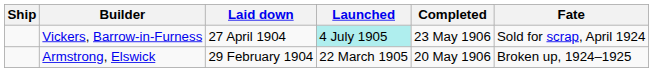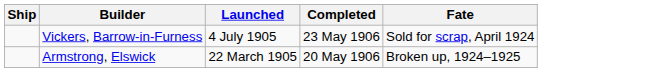- column: (261, 15)
(353, 36) paleturquoise background -> (242, 36) no background
